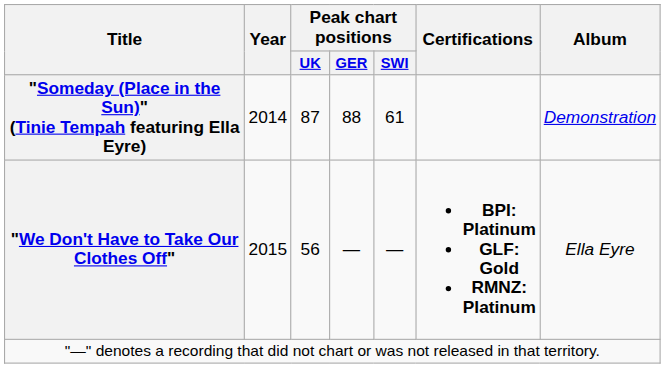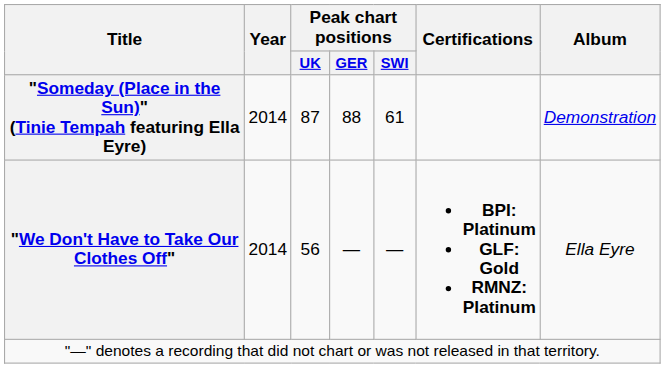(268, 249) 2015 -> (268, 249) 2014
